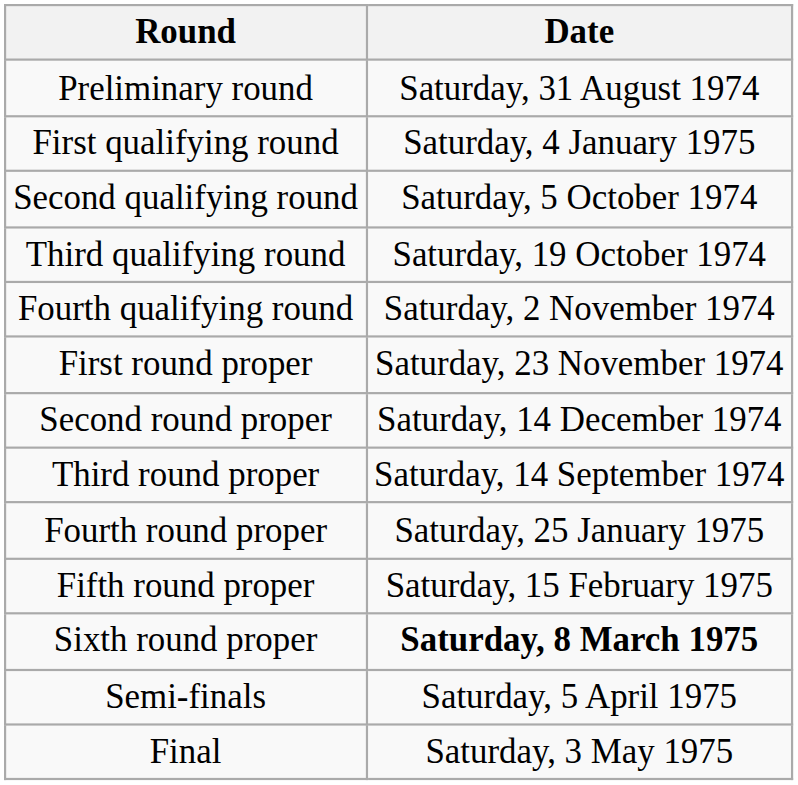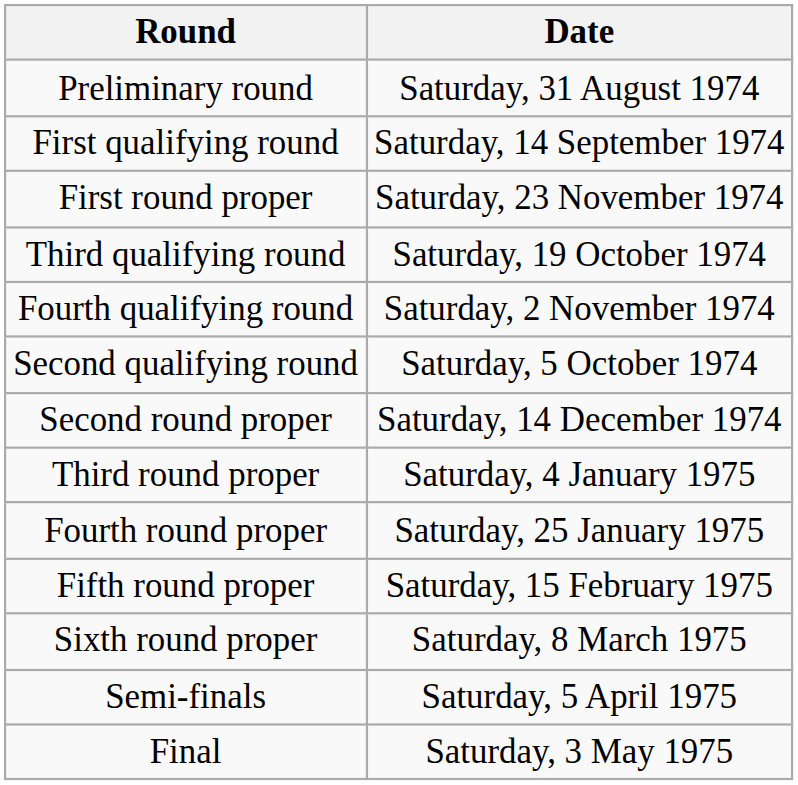(579, 142) Saturday, 4 January 1975 -> (579, 142) Saturday, 14 September 1974
rows swapped: (186, 198) <-> (186, 364)
(579, 474) Saturday, 14 September 1974 -> (579, 474) Saturday, 4 January 1975
(579, 640) bold -> (579, 640) normal
